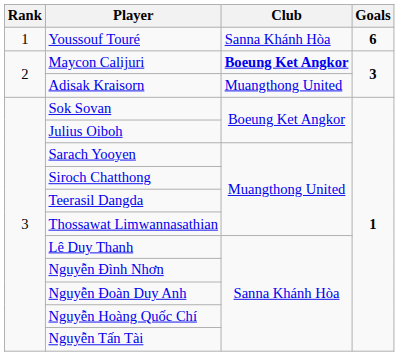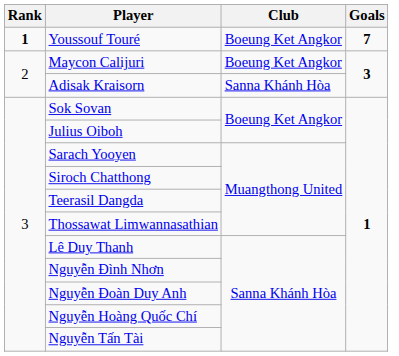(25, 39) normal -> (25, 39) bold
(278, 39) Sanna Khánh Hòa -> (283, 39) Boeung Ket Angkor
(373, 39) 6 -> (367, 39) 7
(287, 62) bold -> (283, 62) normal
(283, 85) Muangthong United -> (278, 85) Sanna Khánh Hòa
